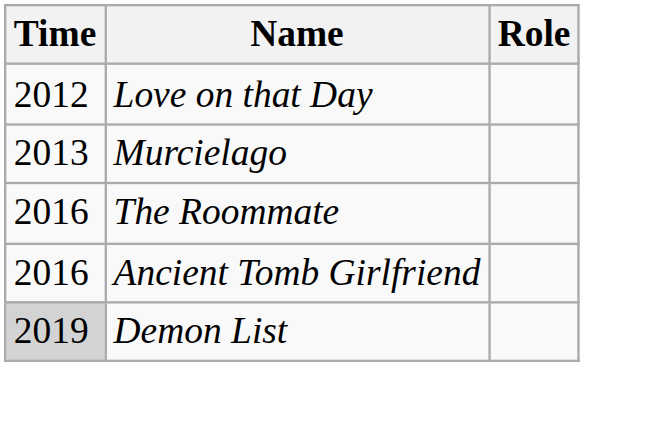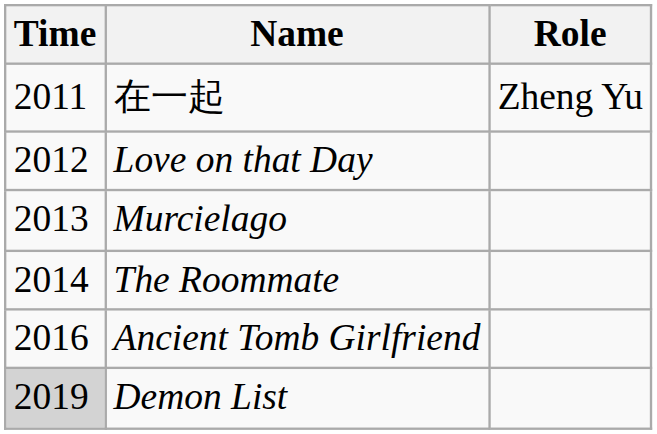+ row: (170, 95)
(51, 212) 2016 -> (51, 278) 2014
